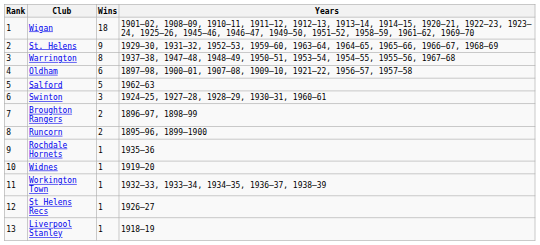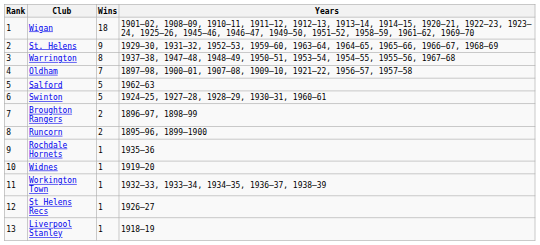(101, 72) 6 -> (101, 72) 7
(101, 97) 3 -> (101, 97) 5
